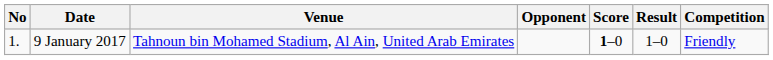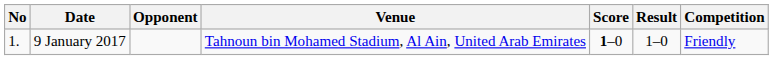columns swapped: (324, 16) <-> (554, 16)
